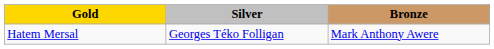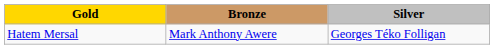columns swapped: (247, 14) <-> (409, 14)
